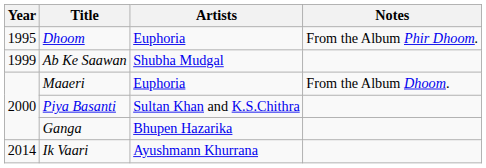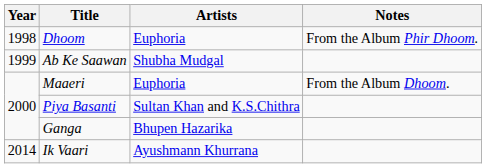(22, 38) 1995 -> (22, 38) 1998
